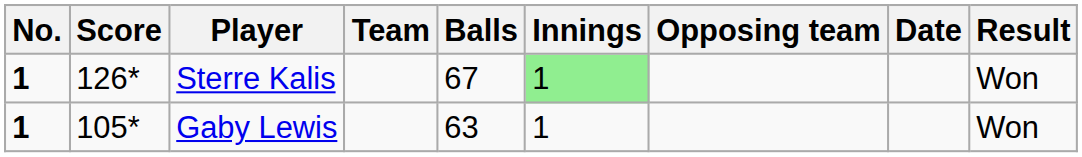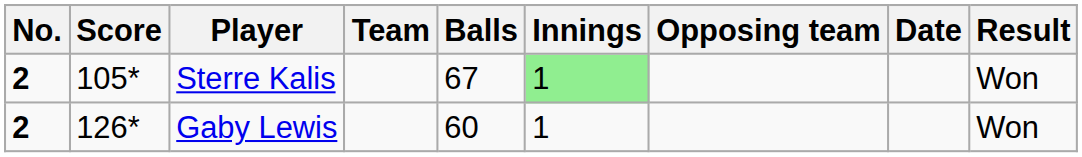(21, 78) 1 -> (21, 78) 2
(108, 78) 126* -> (108, 78) 105*
(21, 127) 1 -> (21, 127) 2
(108, 127) 105* -> (108, 127) 126*
(461, 127) 63 -> (461, 127) 60
